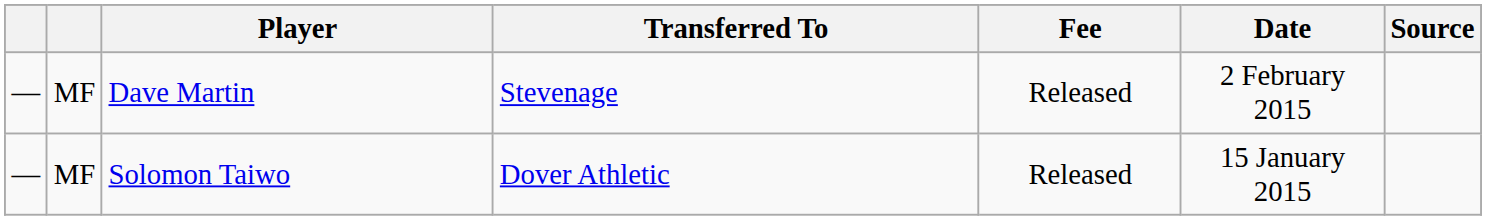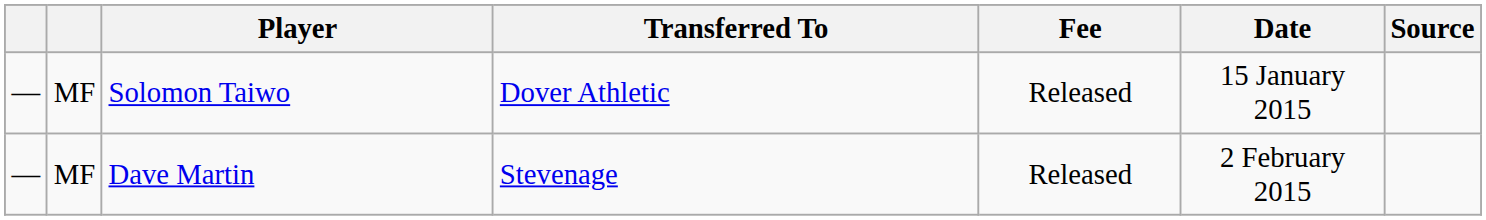rows swapped: (199, 174) <-> (181, 92)
